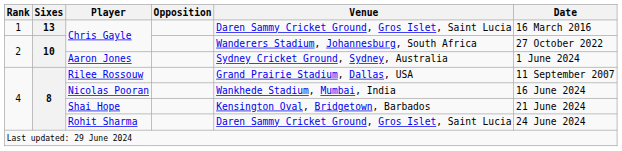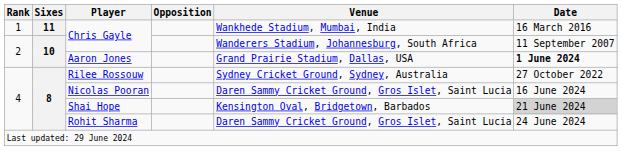(49, 28) 13 -> (49, 28) 11
(364, 28) Daren Sammy Cricket Ground, Gros Islet, Saint Lucia -> (306, 28) Wankhede Stadium, Mumbai, India
(560, 44) 27 October 2022 -> (565, 44) 11 September 2007
(332, 59) Sydney Cricket Ground, Sydney, Australia -> (315, 59) Grand Prairie Stadium, Dallas, USA
(548, 59) normal -> (548, 59) bold
(315, 75) Grand Prairie Stadium, Dallas, USA -> (332, 75) Sydney Cricket Ground, Sydney, Australia
(565, 75) 11 September 2007 -> (560, 75) 27 October 2022
(306, 91) Wankhede Stadium, Mumbai, India -> (364, 91) Daren Sammy Cricket Ground, Gros Islet, Saint Lucia
(551, 106) no background -> (551, 106) lightgrey background
